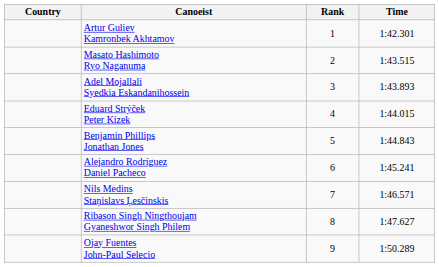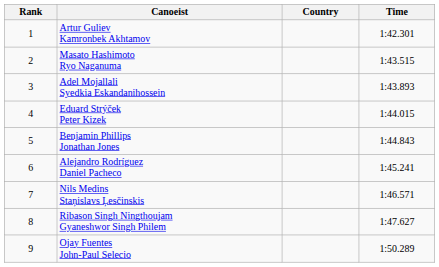columns swapped: (333, 12) <-> (43, 12)
